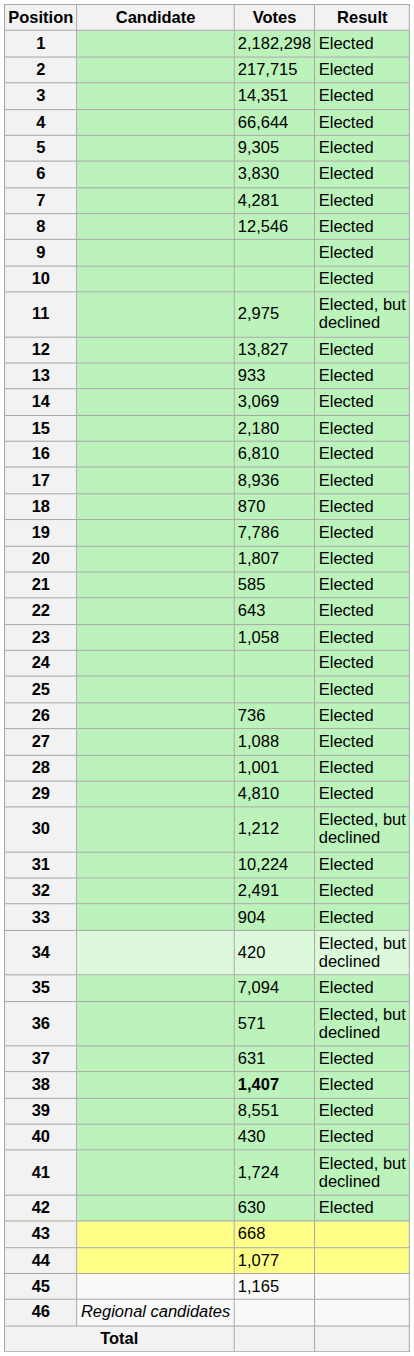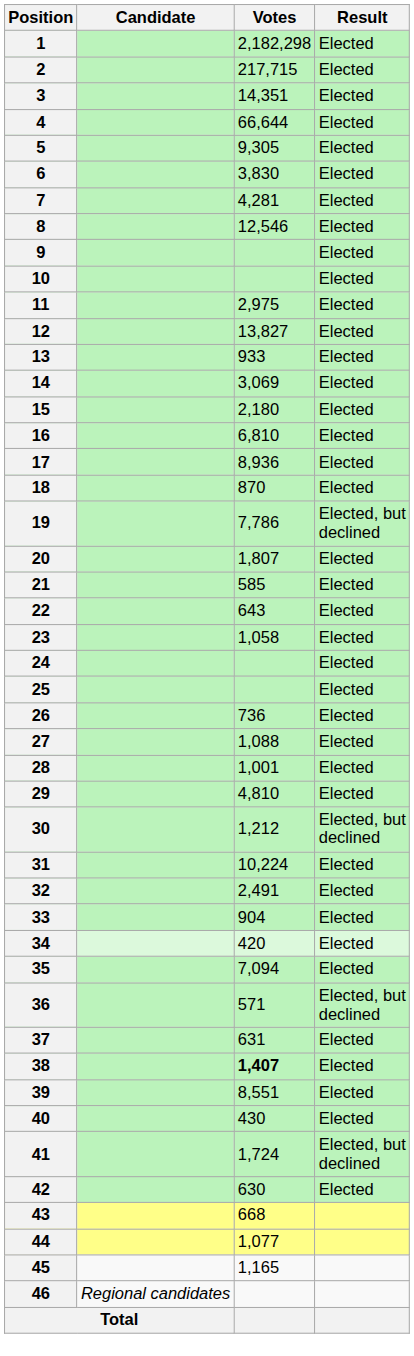(362, 314) Elected, but declined -> (346, 305) Elected
(346, 532) Elected -> (362, 523) Elected, but declined
(362, 952) Elected, but declined -> (346, 943) Elected
